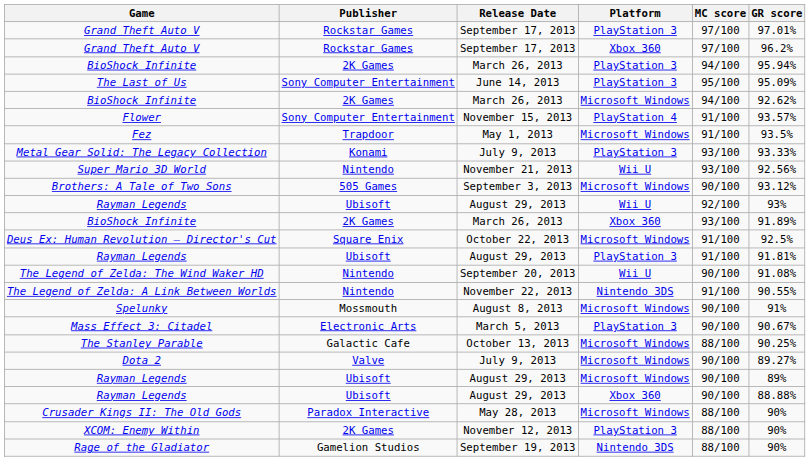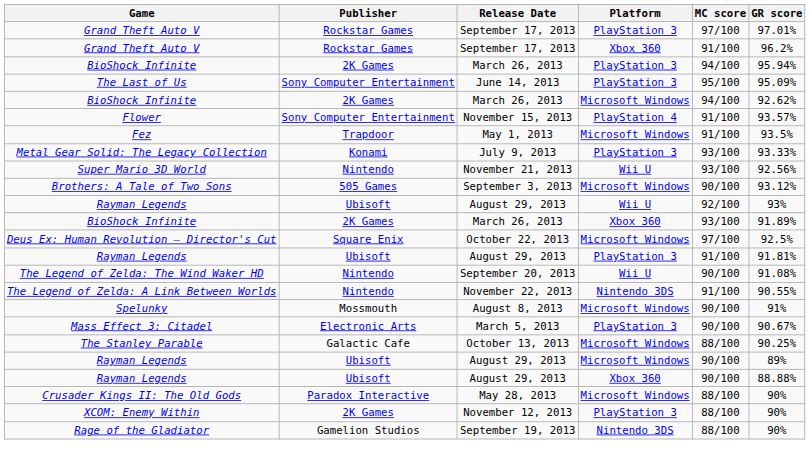(720, 48) 97/100 -> (720, 48) 91/100
(720, 239) 91/100 -> (720, 239) 97/100
- row: (142, 361)
